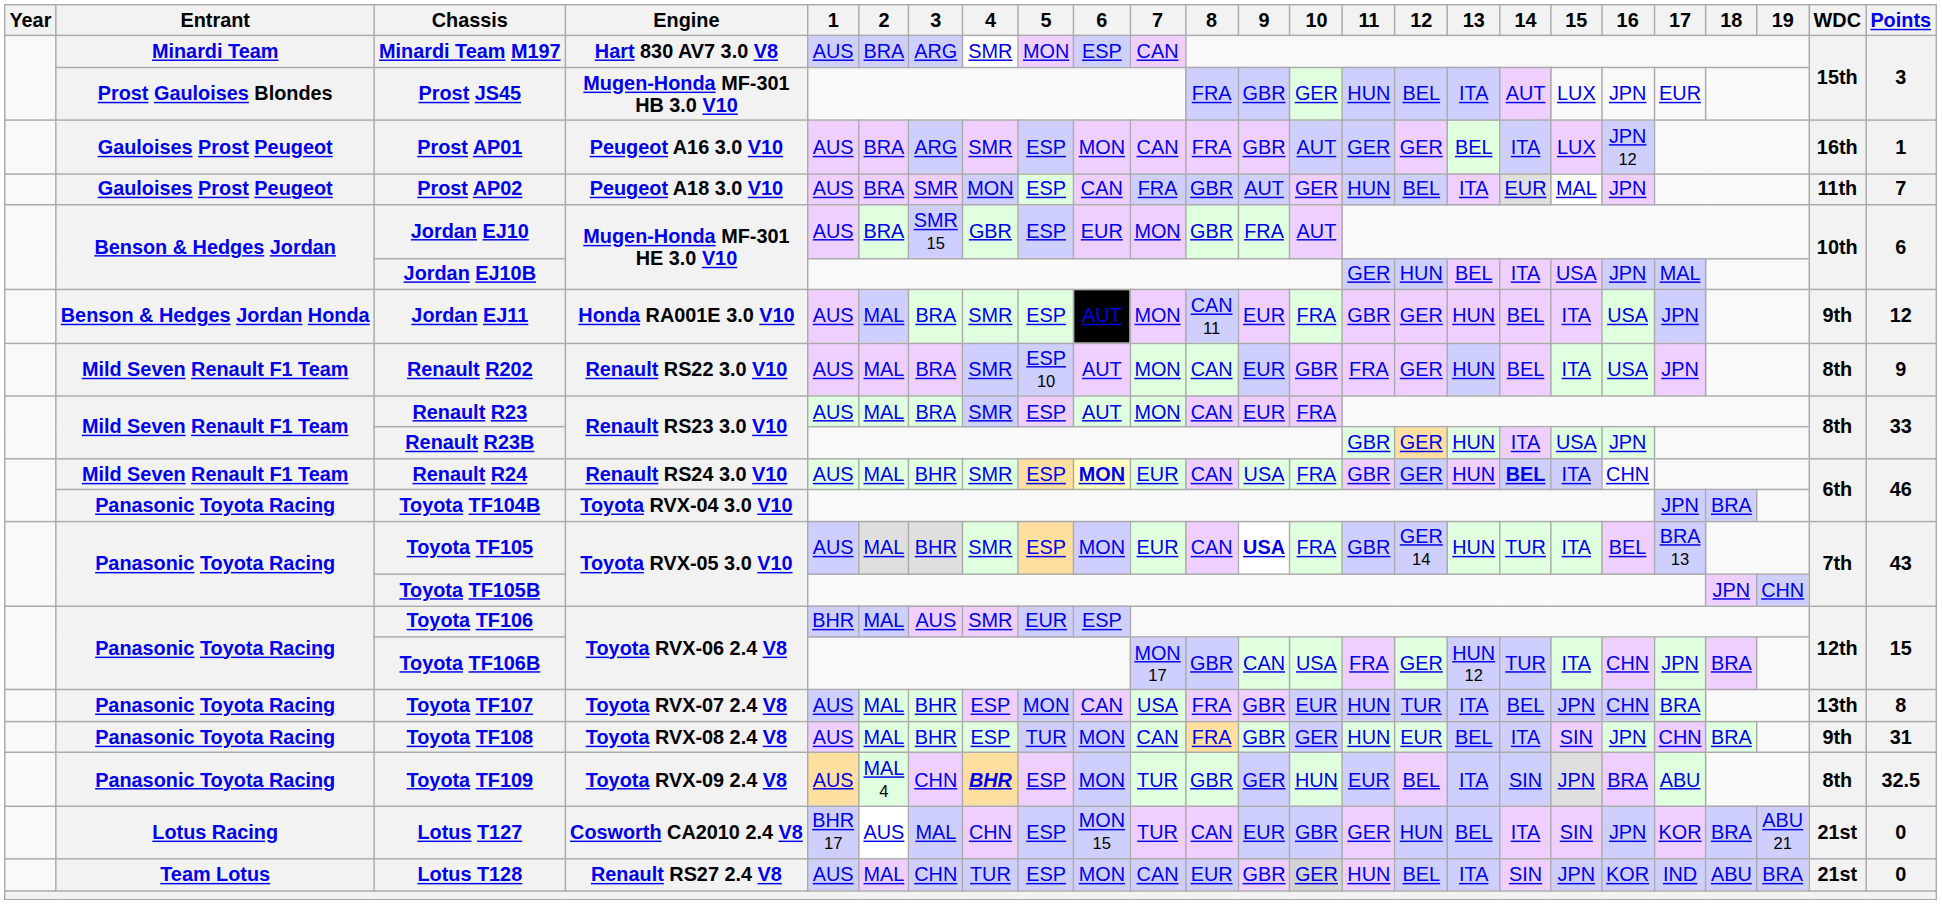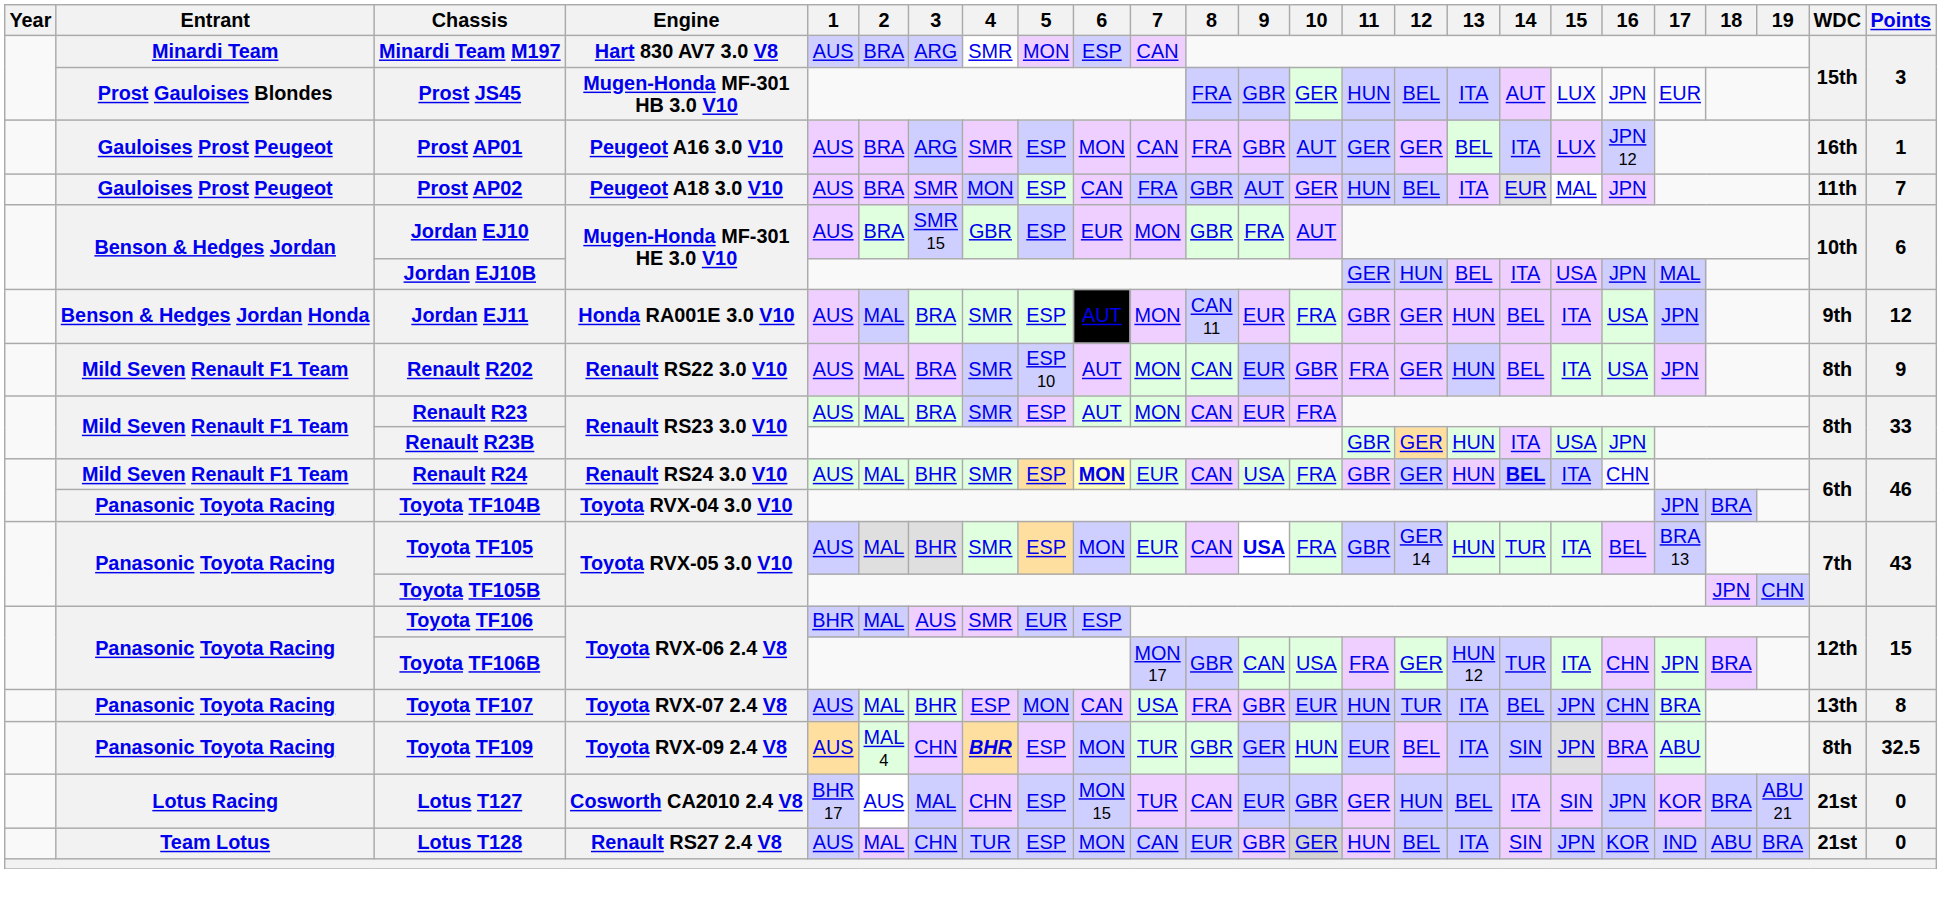- row: (470, 737)
